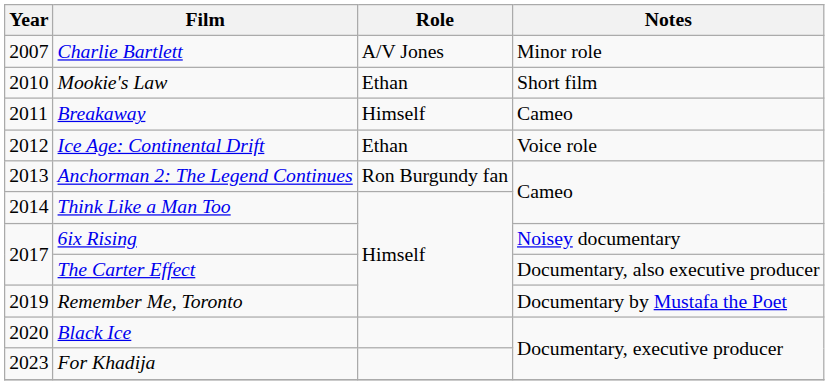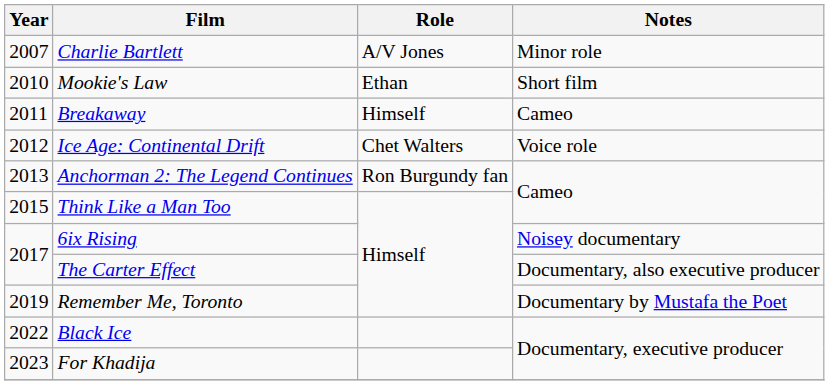(385, 144) Ethan -> (413, 144) Chet Walters
(29, 207) 2014 -> (29, 207) 2015
(29, 332) 2020 -> (29, 332) 2022
